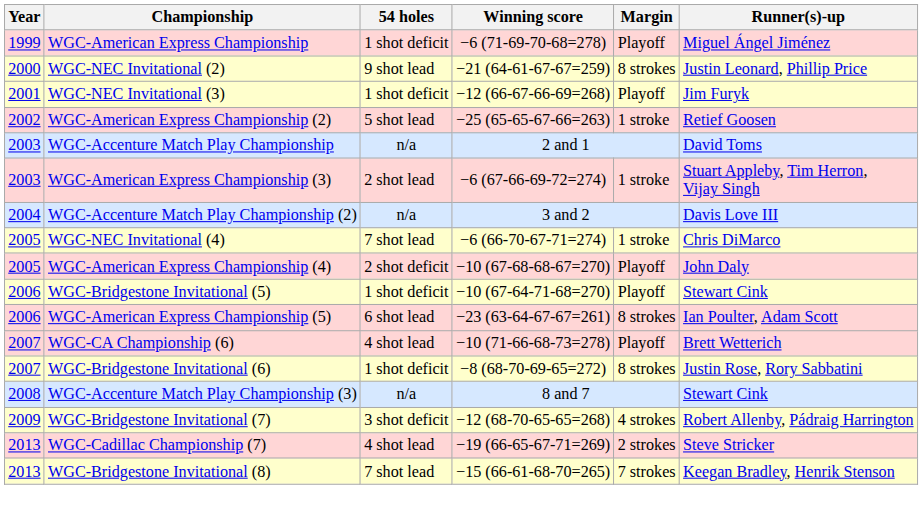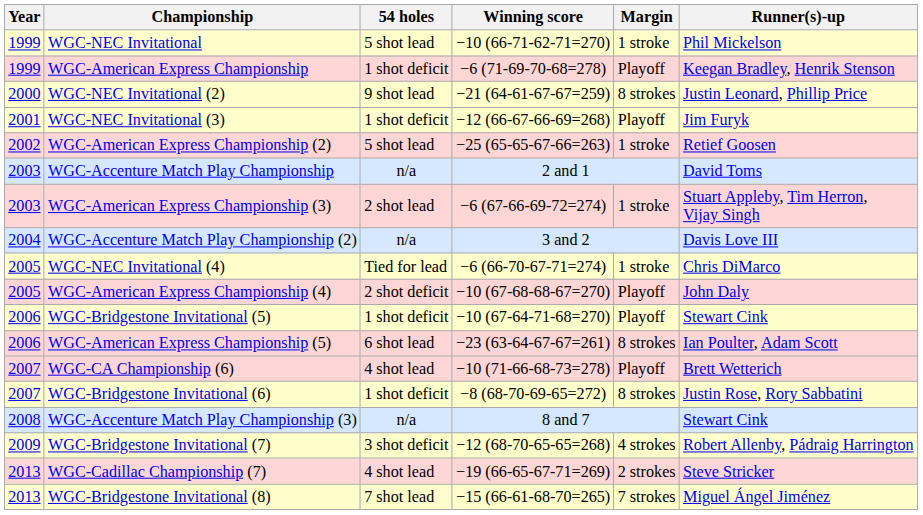+ row: (125, 42)
(757, 42) Miguel Ángel Jiménez -> (789, 68) Keegan Bradley, Henrik Stenson
(399, 240) 7 shot lead -> (406, 266) Tied for lead
(789, 471) Keegan Bradley, Henrik Stenson -> (757, 496) Miguel Ángel Jiménez
